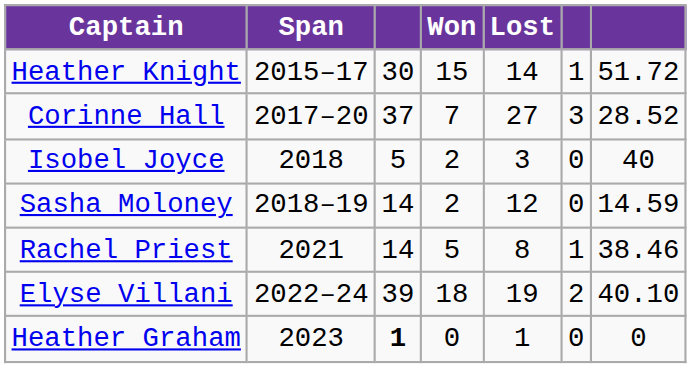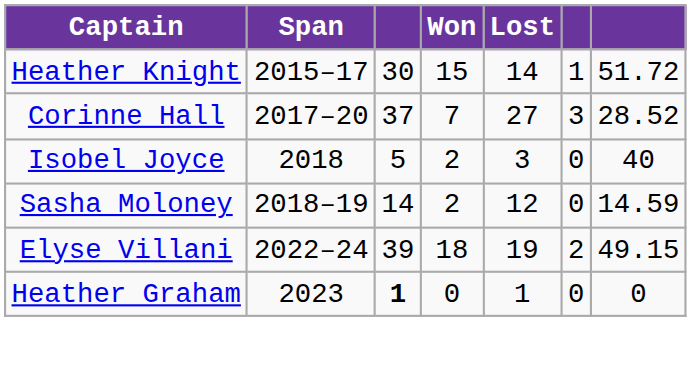- row: (126, 250)
(638, 294) 40.10 -> (638, 250) 49.15
